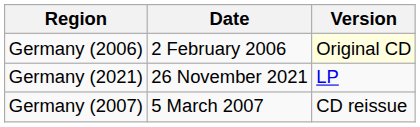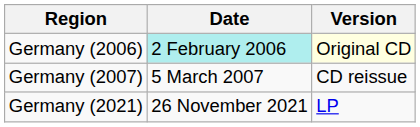(219, 48) no background -> (219, 48) paleturquoise background
rows swapped: (76, 106) <-> (76, 77)
